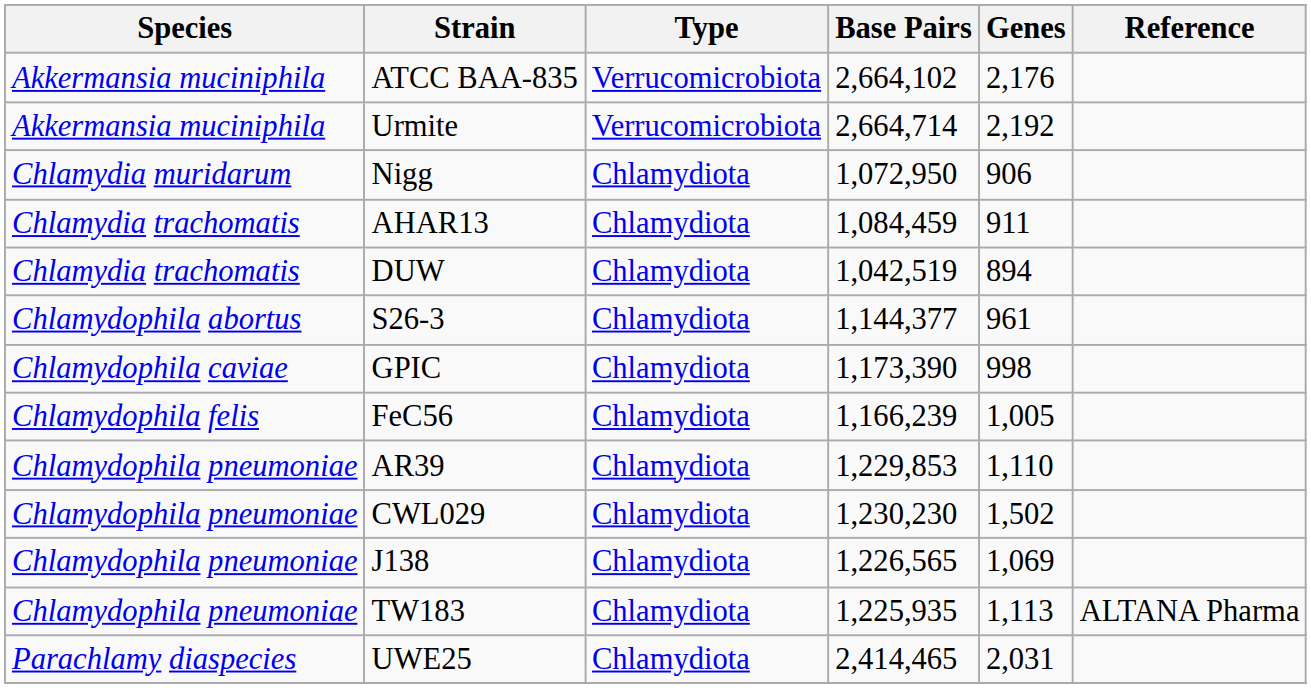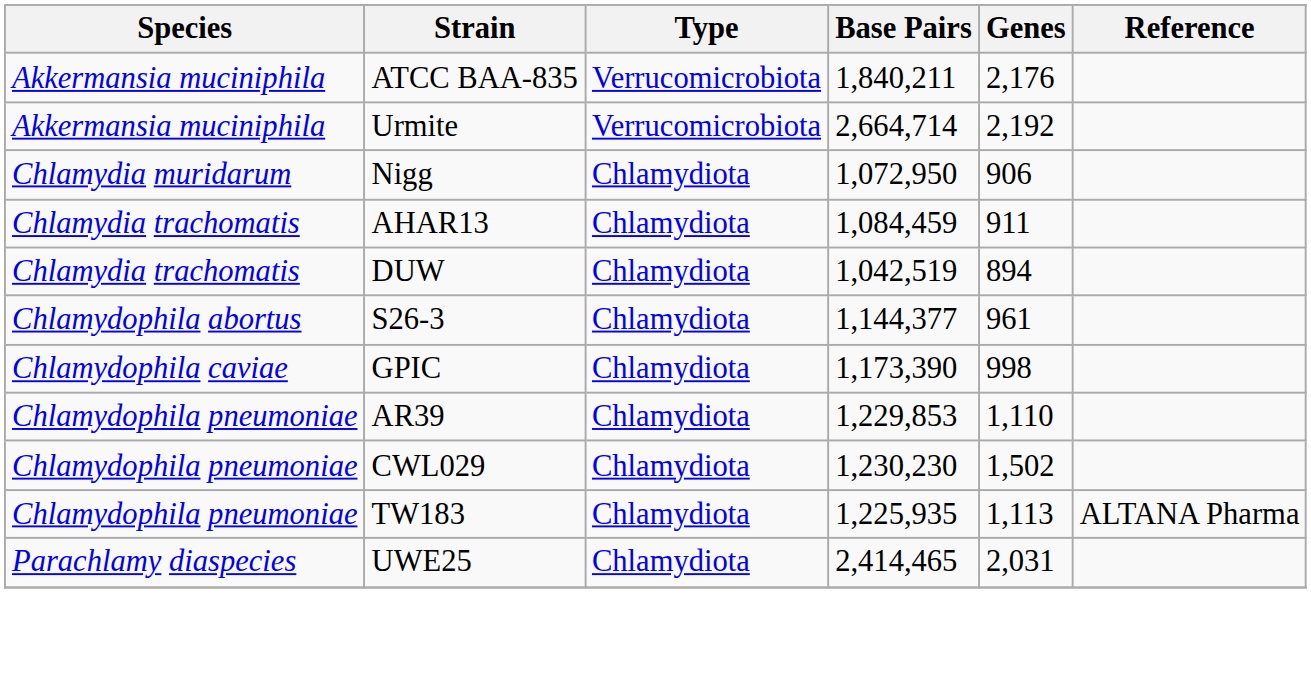(896, 77) 2,664,102 -> (896, 77) 1,840,211
- row: (412, 416)
- row: (400, 561)
